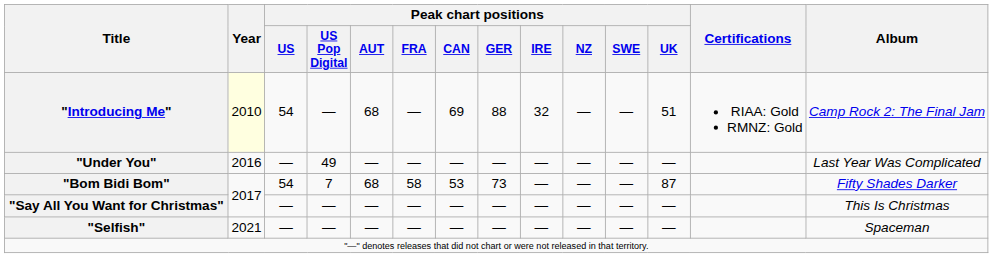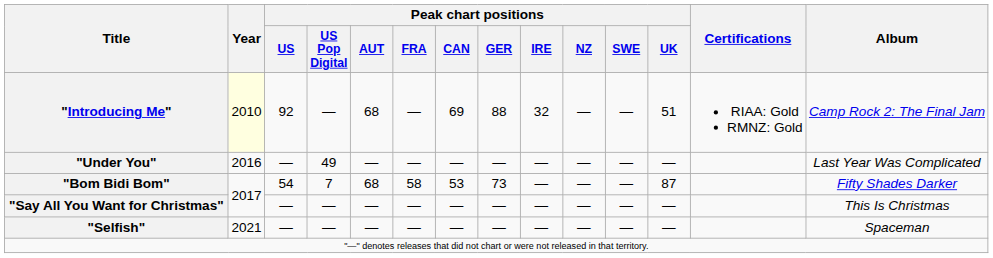(286, 112) 54 -> (286, 112) 92
